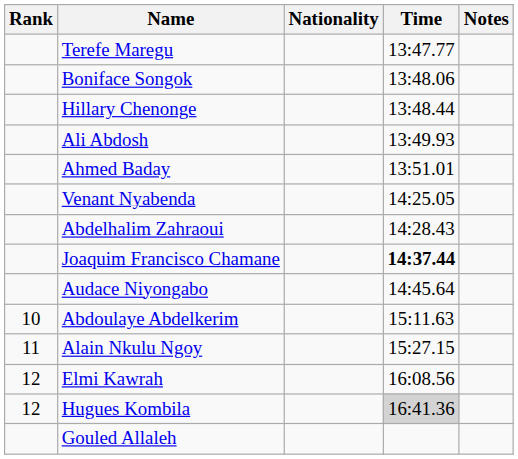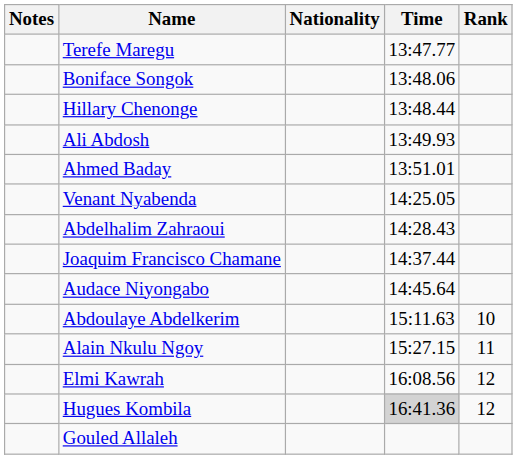columns swapped: (31, 19) <-> (486, 19)
(421, 259) bold -> (422, 259) normal
